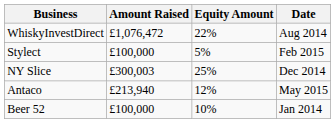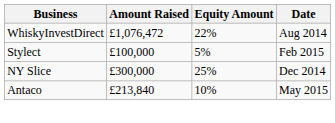(132, 71) £300,003 -> (132, 71) £300,000
(132, 90) £213,940 -> (132, 90) £213,840
(206, 90) 12% -> (206, 90) 10%
- row: (26, 109)
